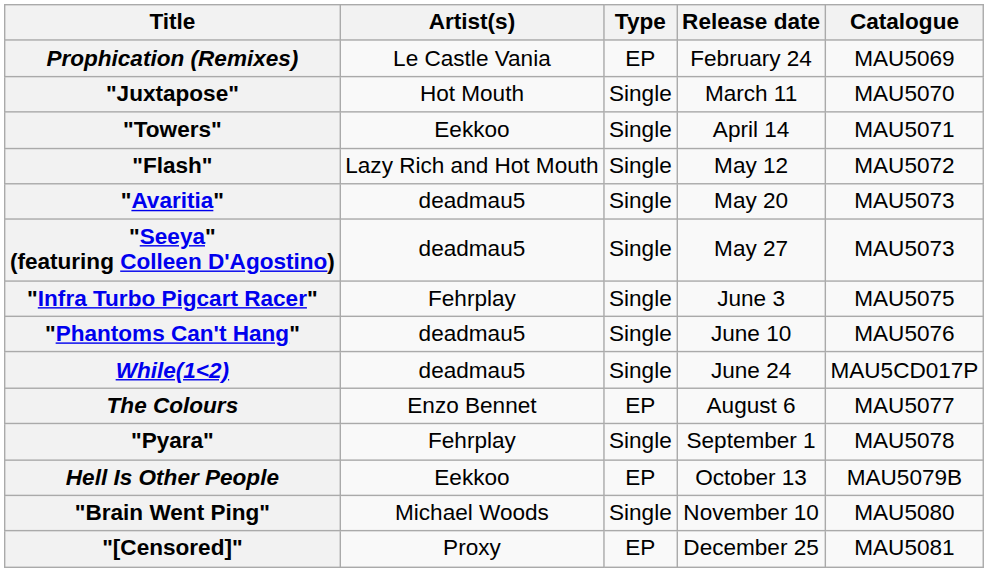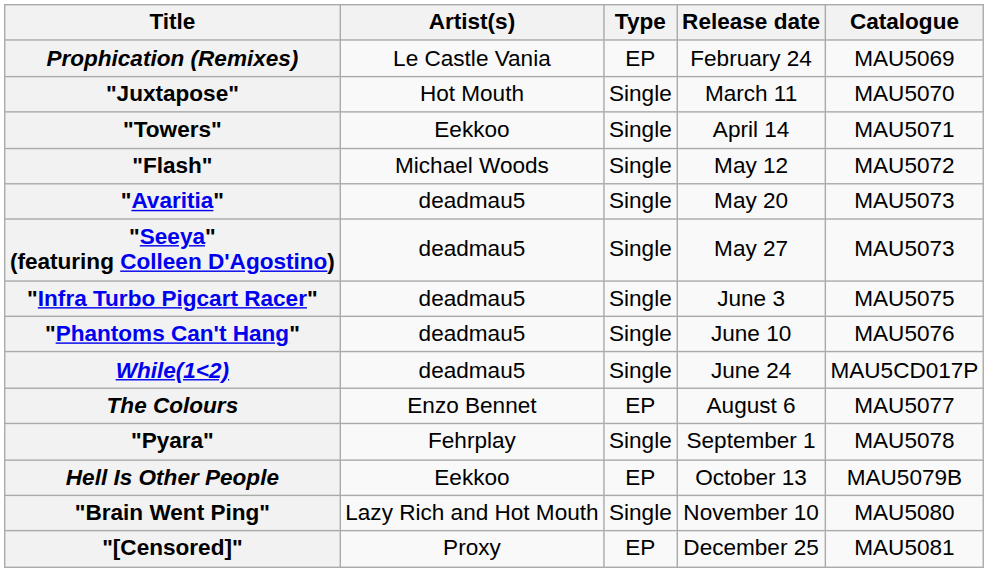(472, 165) Lazy Rich and Hot Mouth -> (472, 165) Michael Woods
(472, 298) Fehrplay -> (472, 298) deadmau5
(472, 512) Michael Woods -> (472, 512) Lazy Rich and Hot Mouth
